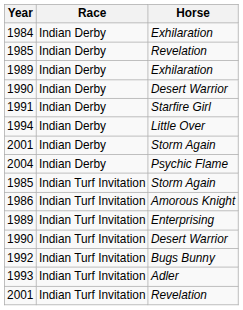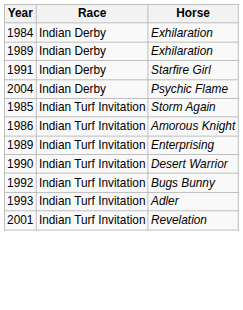- row: (20, 51)
- row: (20, 88)
- row: (20, 126)
- row: (20, 145)
